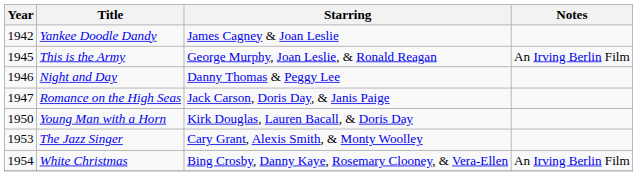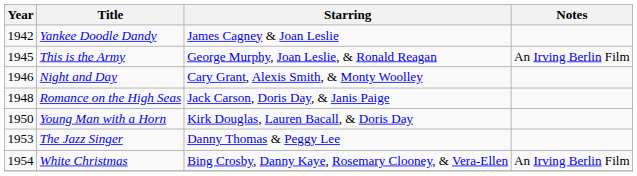(264, 77) Danny Thomas & Peggy Lee -> (305, 77) Cary Grant, Alexis Smith, & Monty Woolley
(21, 98) 1947 -> (21, 98) 1948
(305, 139) Cary Grant, Alexis Smith, & Monty Woolley -> (264, 139) Danny Thomas & Peggy Lee
